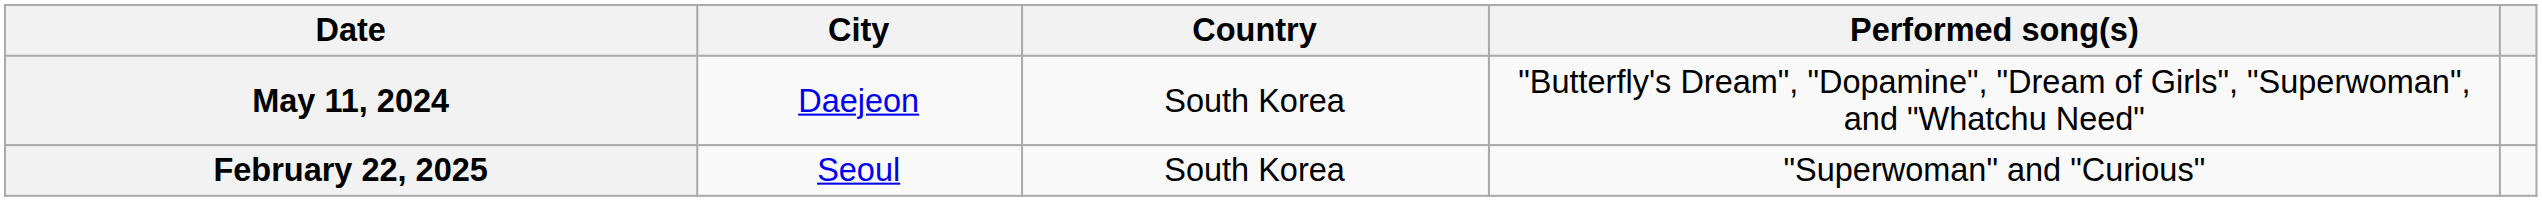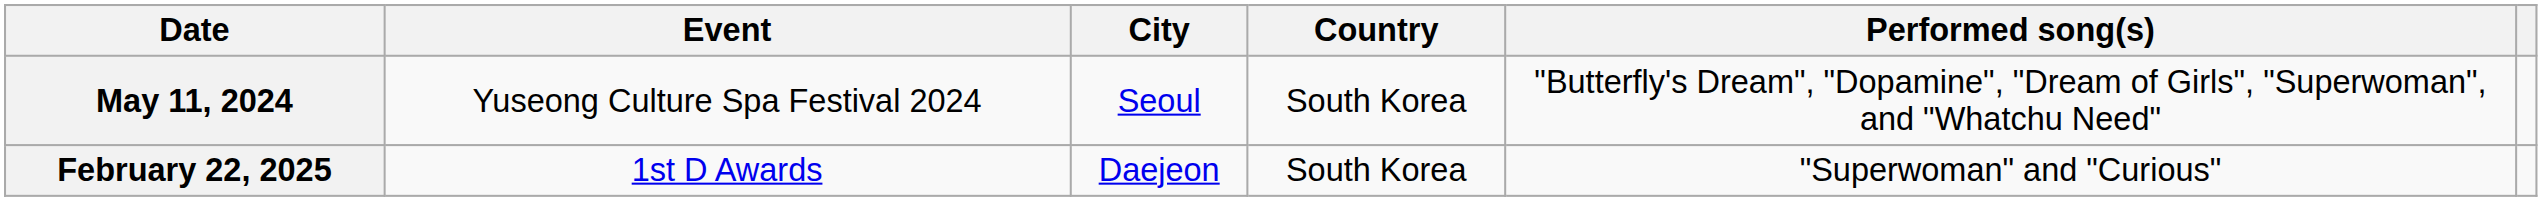+ column: (727, 30)
(859, 100) Daejeon -> (1159, 100) Seoul
(859, 169) Seoul -> (1159, 169) Daejeon
